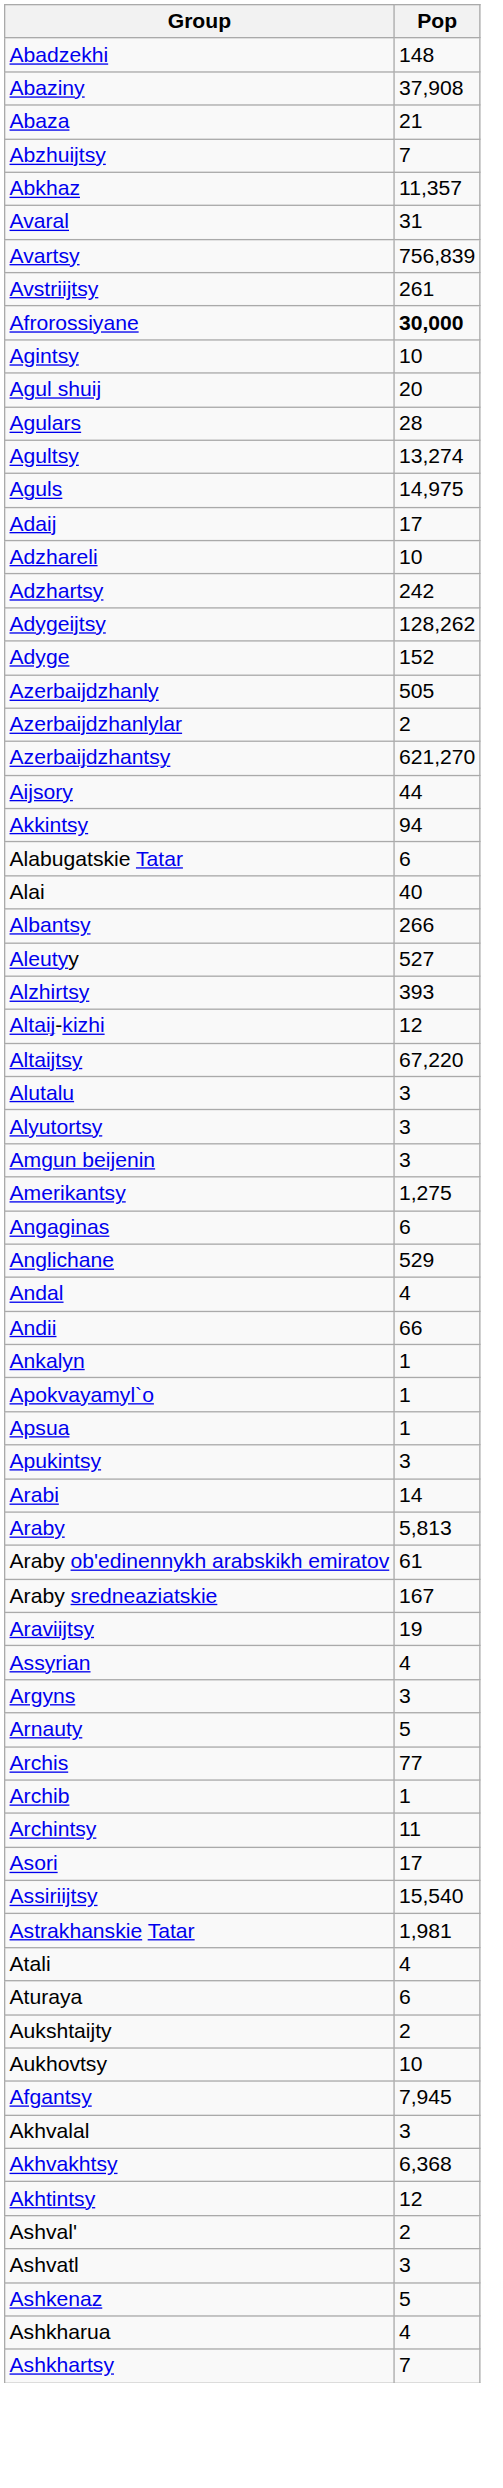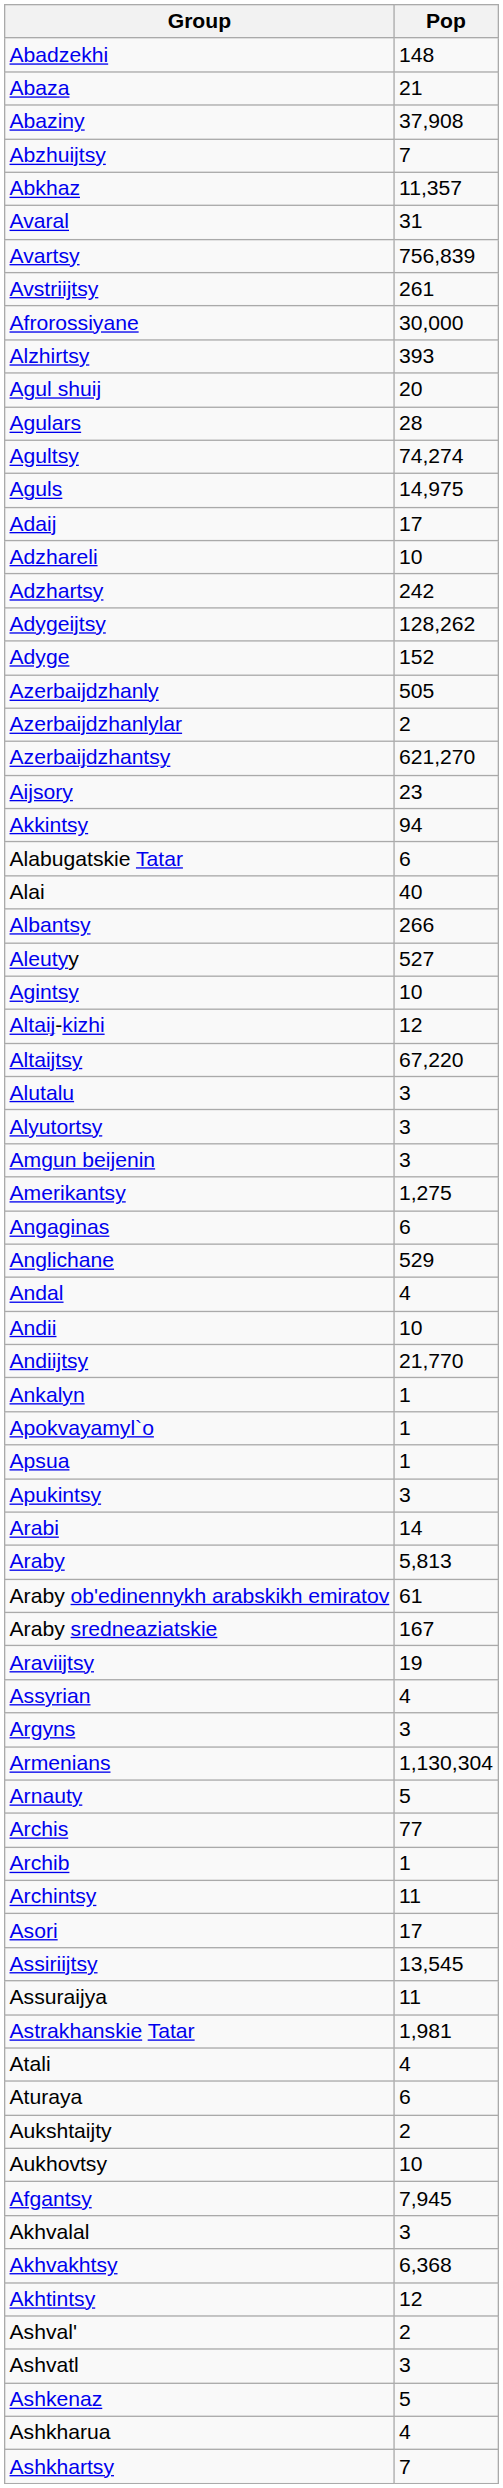rows swapped: (39, 121) <-> (47, 88)
(431, 322) bold -> (431, 322) normal
rows swapped: (44, 356) <-> (49, 992)
(431, 456) 13,274 -> (431, 456) 74,274
(411, 791) 44 -> (411, 791) 23
(411, 1327) 66 -> (411, 1327) 10
+ row: (49, 1361)
+ row: (60, 1762)
(431, 1896) 15,540 -> (431, 1963) 13,545
+ row: (58, 1997)
